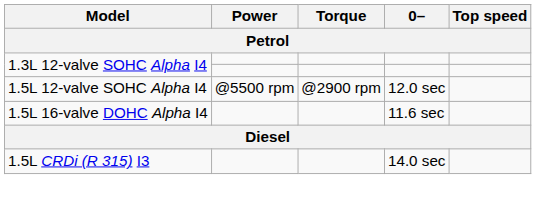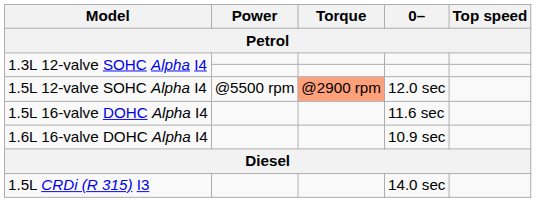(341, 88) no background -> (341, 88) lightsalmon background
+ row: (108, 137)
